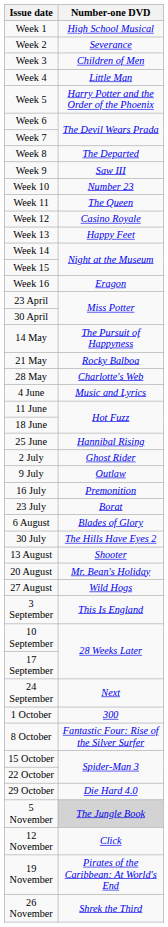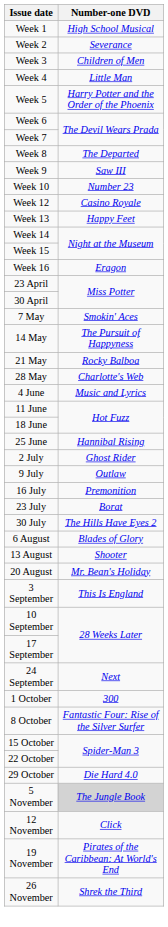- row: (31, 202)
+ row: (31, 316)
rows swapped: (31, 539) <-> (31, 522)
- row: (31, 587)
